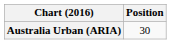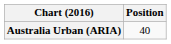(145, 30) 30 -> (145, 30) 40
